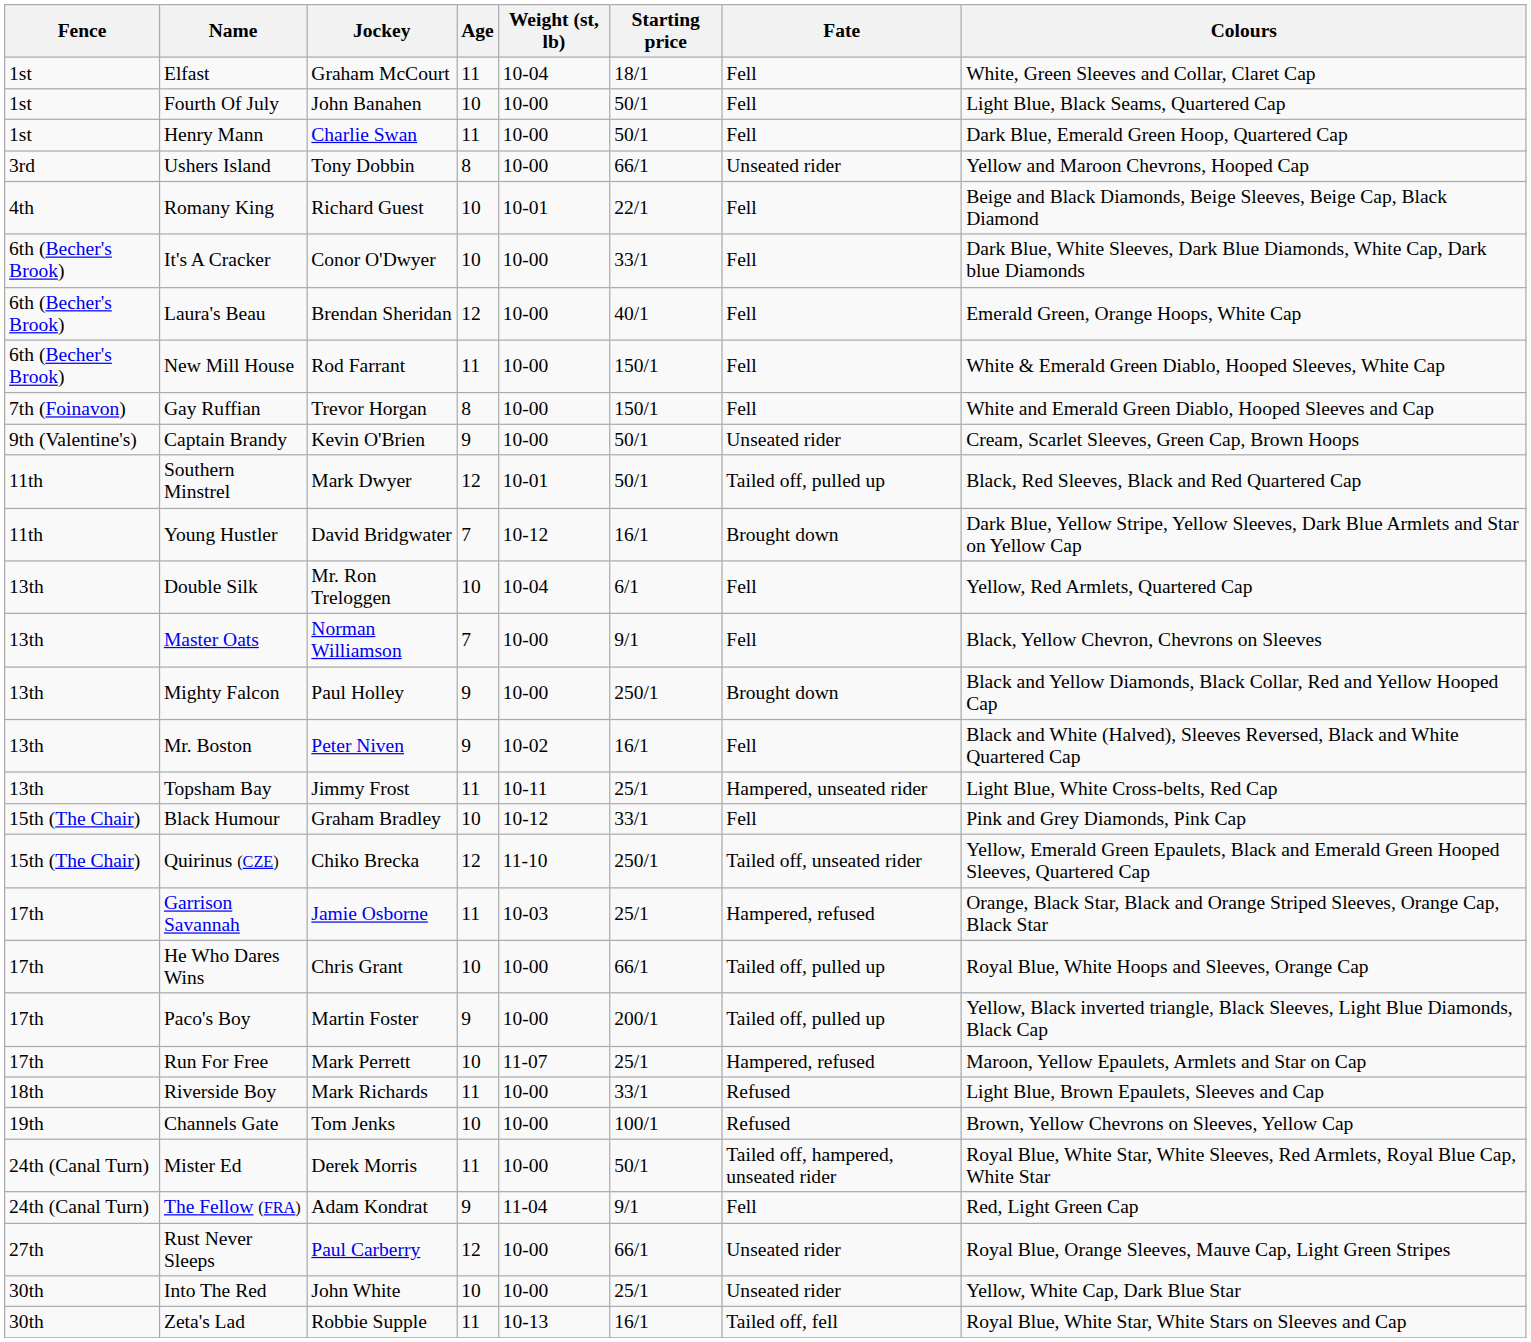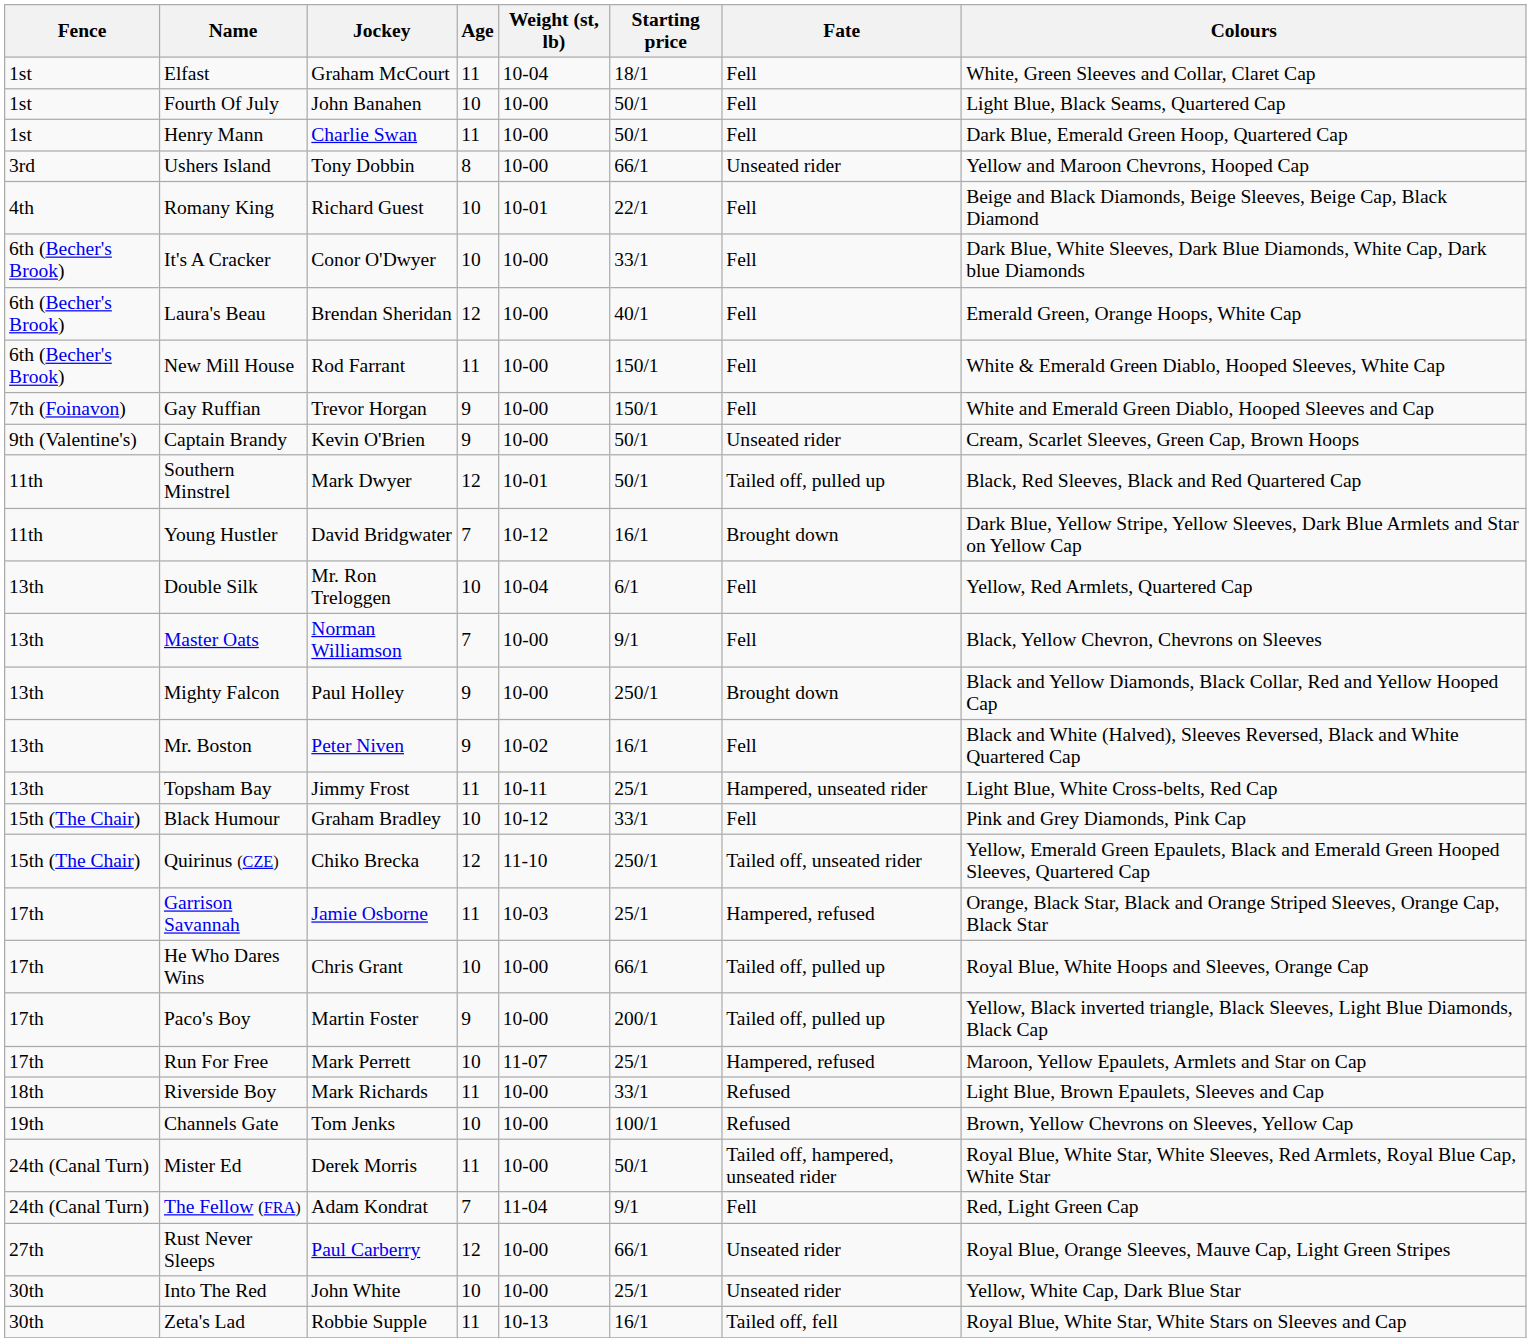(466, 408) 8 -> (466, 408) 9
(466, 1207) 9 -> (466, 1207) 7
